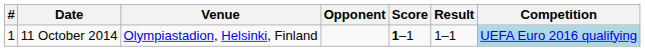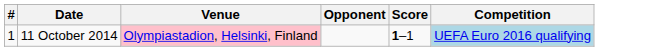- column: (454, 14)
(221, 35) no background -> (221, 35) pink background
